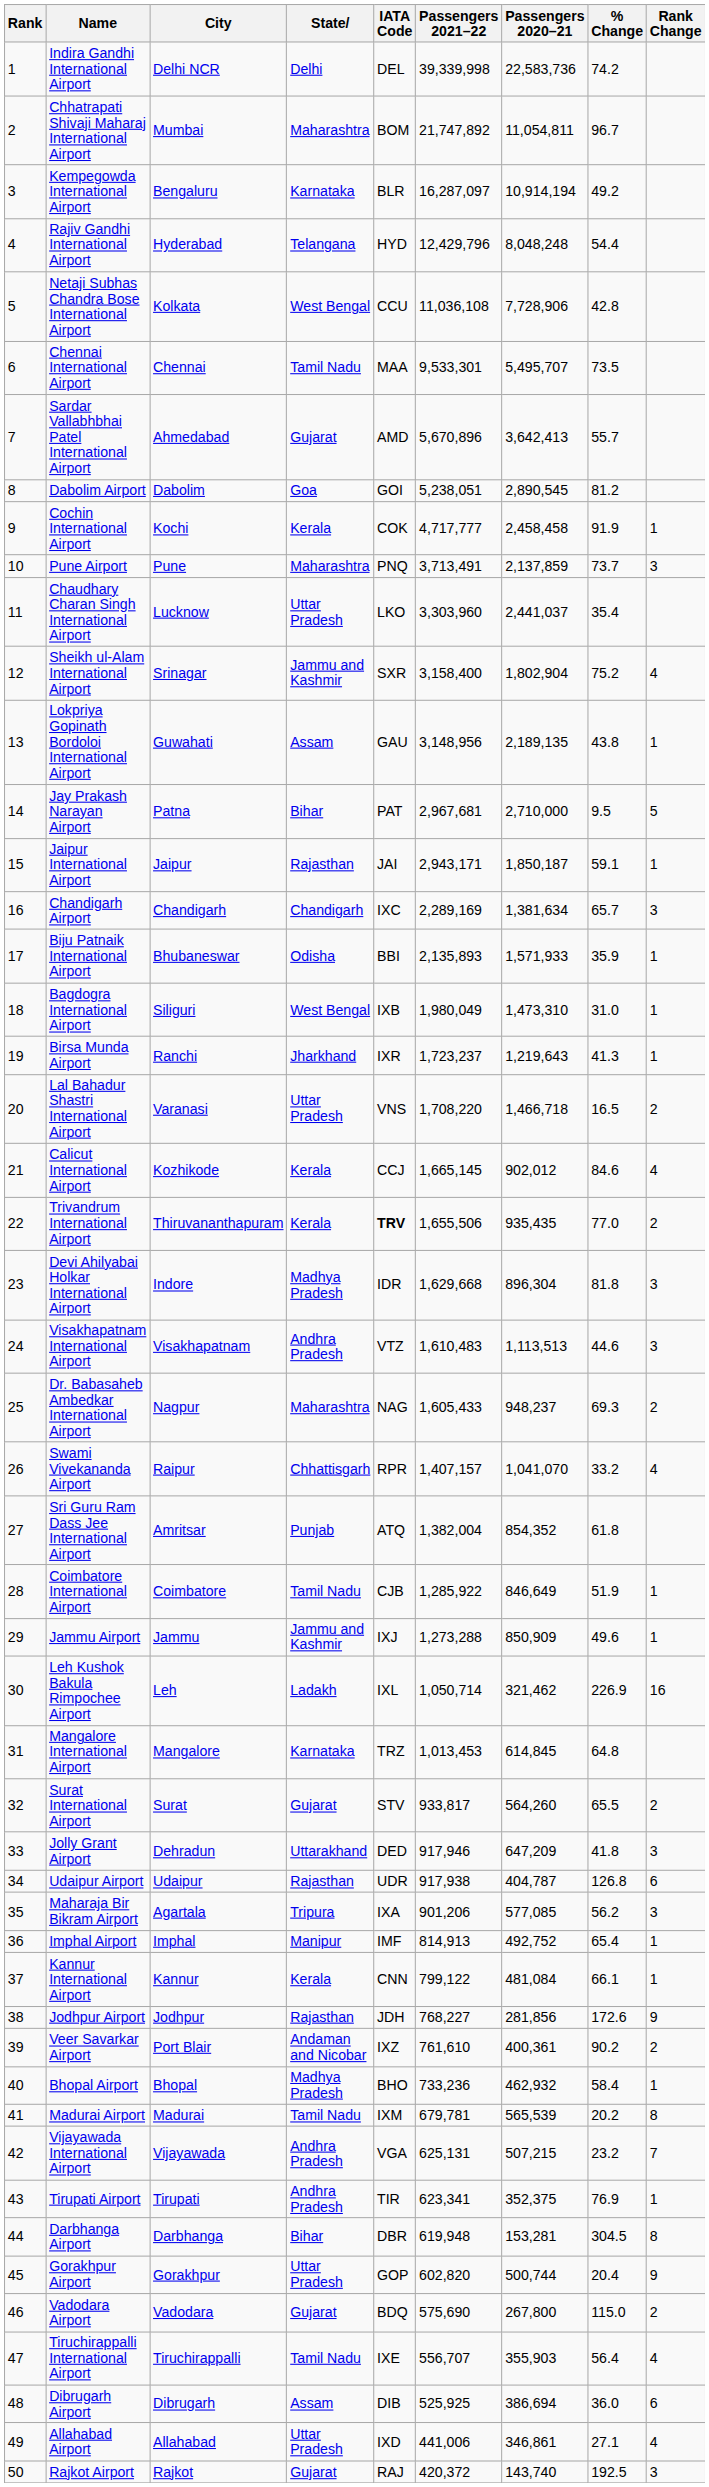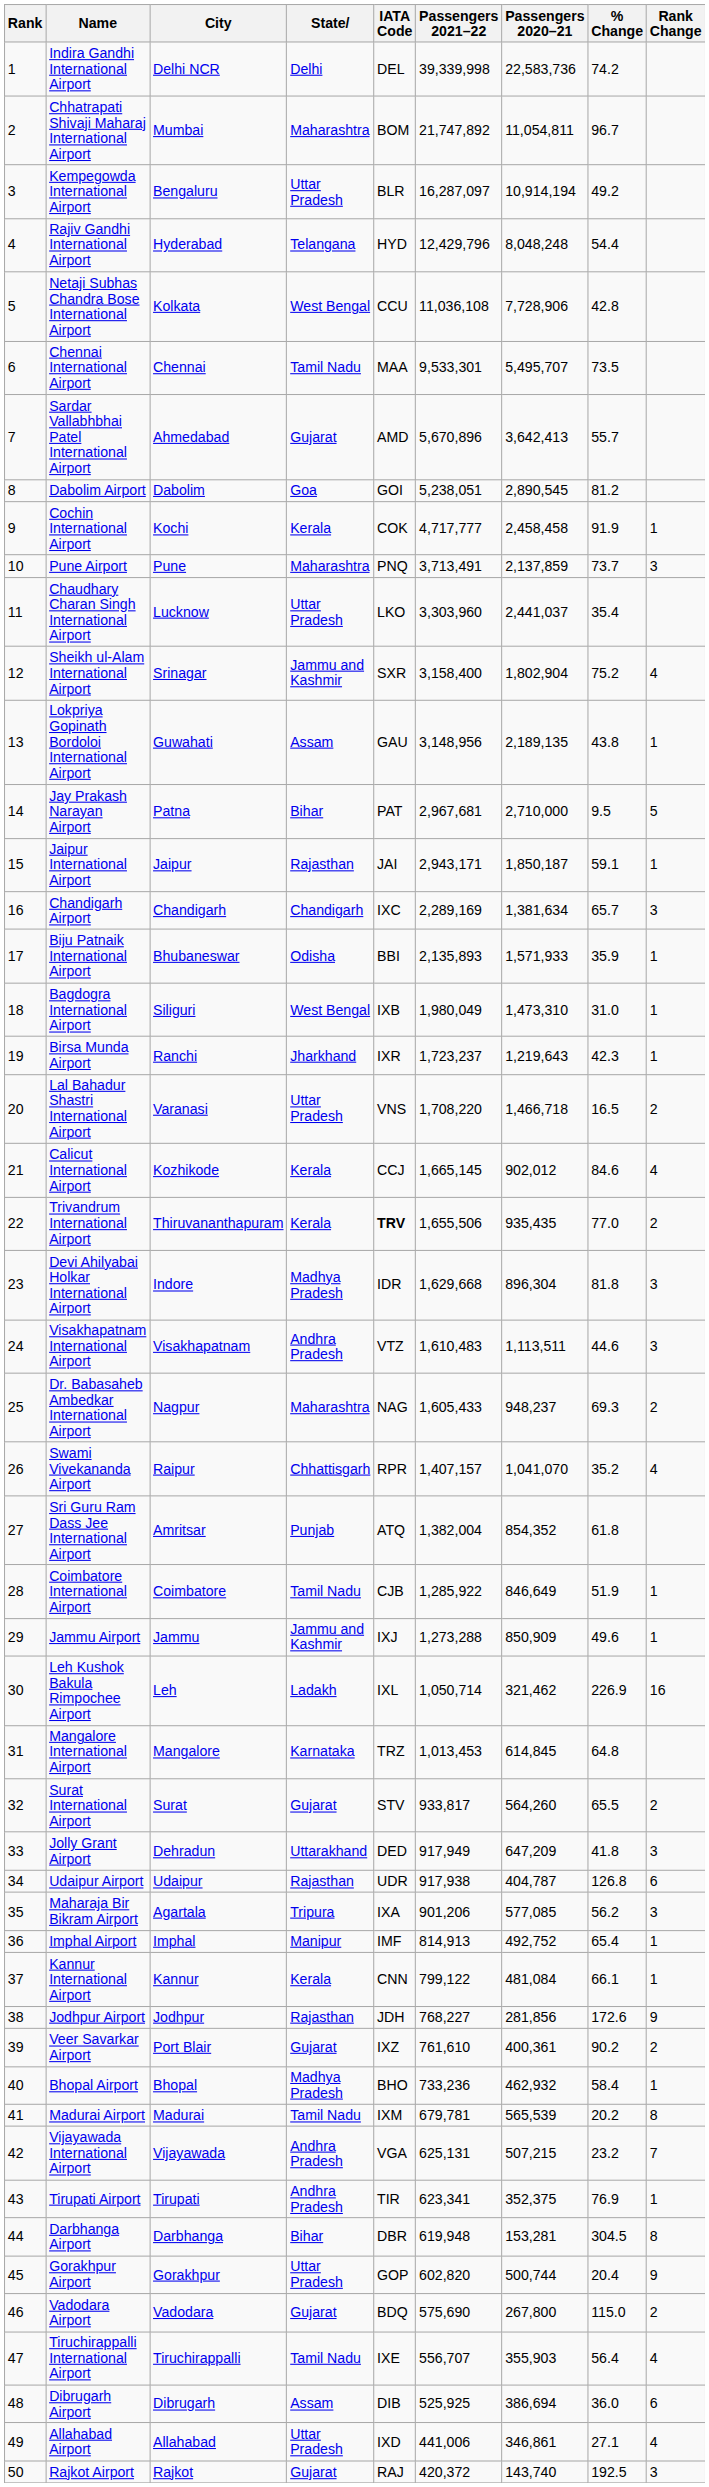(322, 191) Karnataka -> (317, 191) Uttar Pradesh
(605, 1055) 41.3 -> (605, 1055) 42.3
(536, 1346) 1,113,513 -> (536, 1346) 1,113,511
(605, 1469) 33.2 -> (605, 1469) 35.2
(445, 1851) 917,946 -> (445, 1851) 917,949
(328, 2047) Andaman and Nicobar -> (313, 2047) Gujarat
